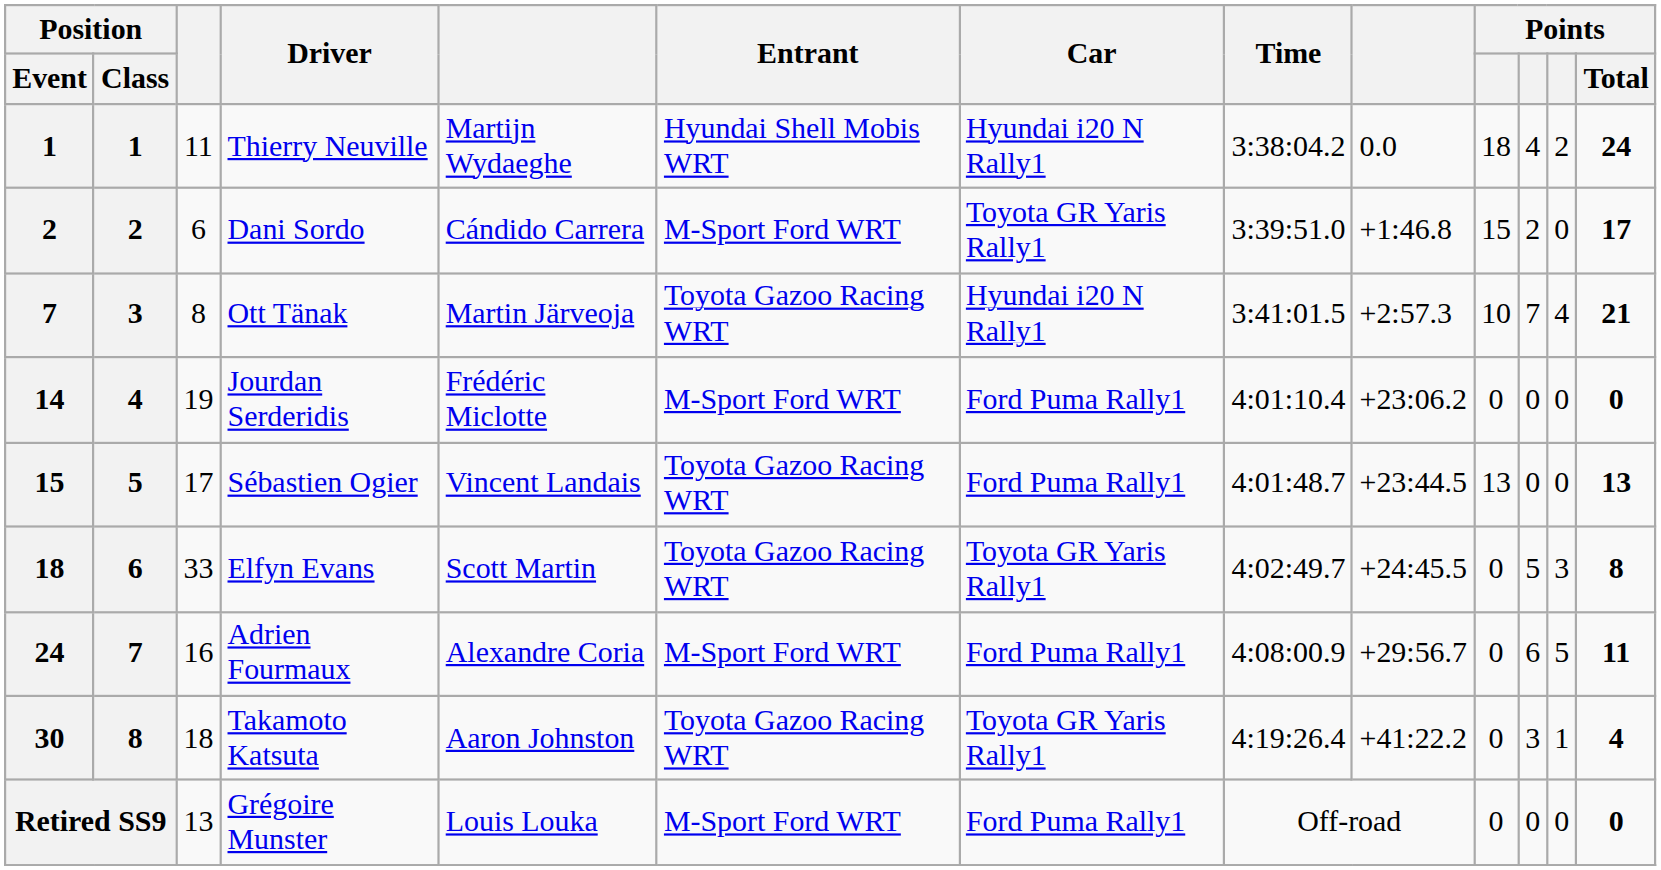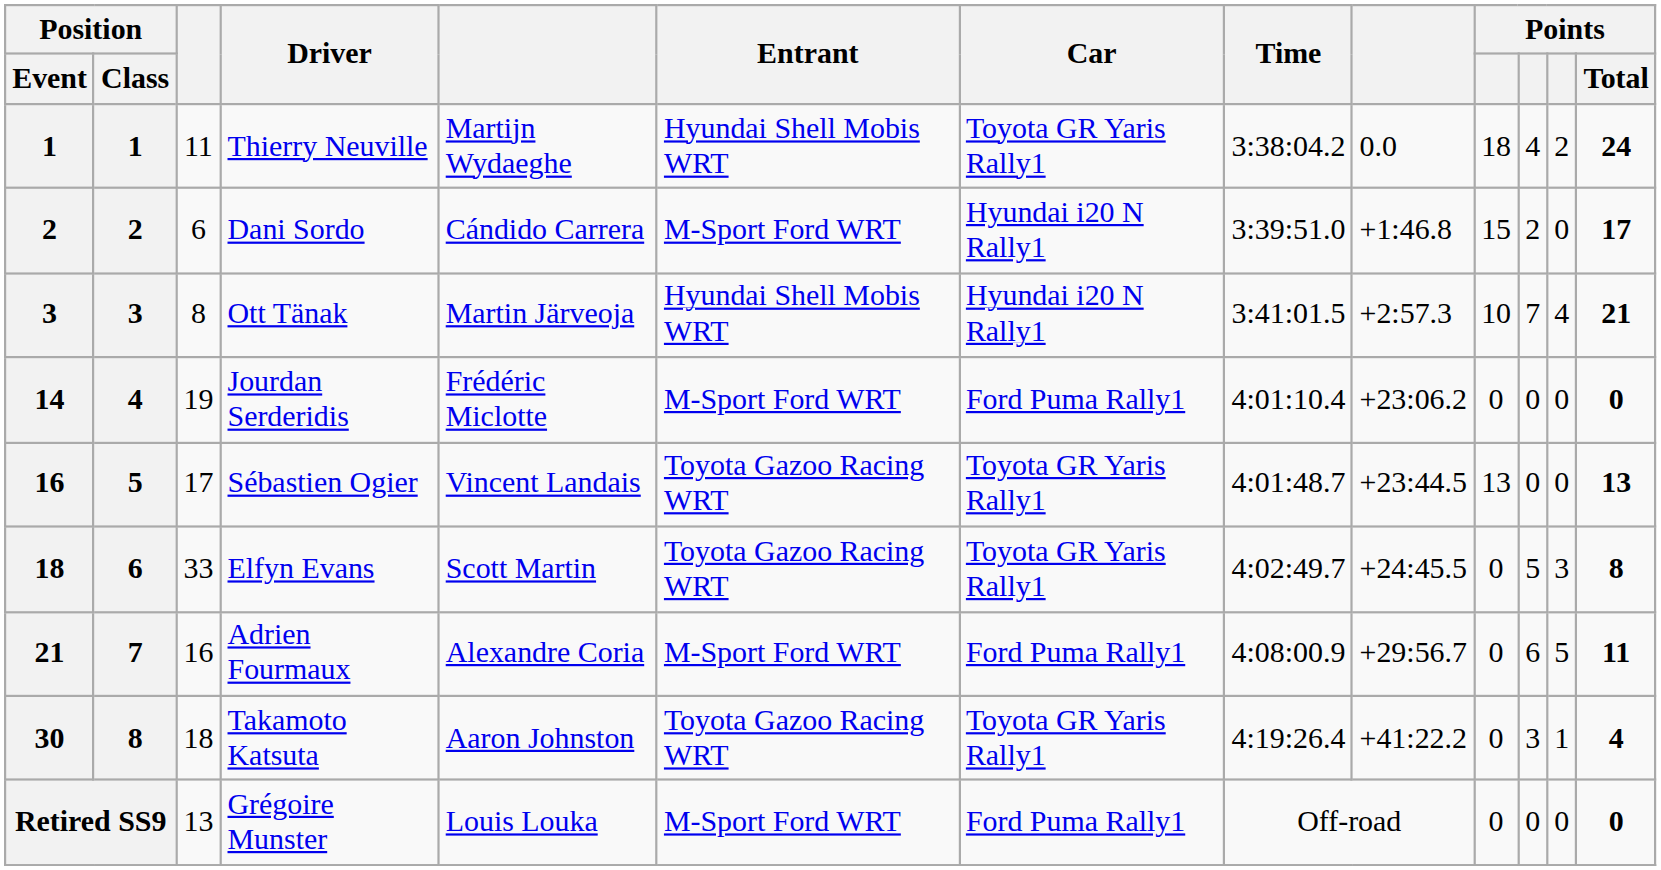(1055, 145) Hyundai i20 N Rally1 -> (1066, 145) Toyota GR Yaris Rally1
(1066, 229) Toyota GR Yaris Rally1 -> (1055, 229) Hyundai i20 N Rally1
(50, 314) 7 -> (50, 314) 3
(794, 314) Toyota Gazoo Racing WRT -> (792, 314) Hyundai Shell Mobis WRT
(50, 483) 15 -> (50, 483) 16
(1076, 483) Ford Puma Rally1 -> (1066, 483) Toyota GR Yaris Rally1
(50, 652) 24 -> (50, 652) 21
